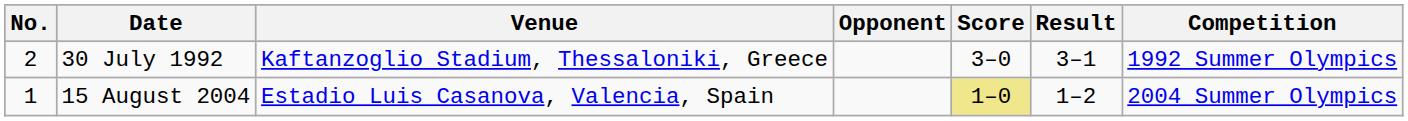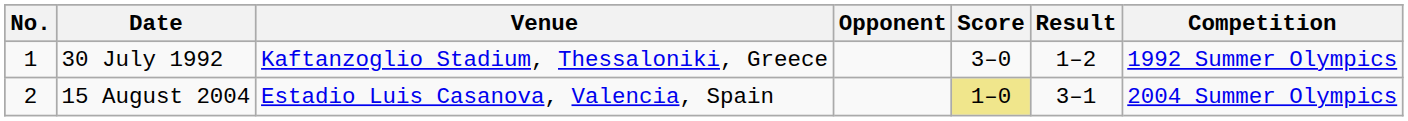(30, 60) 2 -> (30, 60) 1
(1076, 60) 3–1 -> (1076, 60) 1–2
(30, 97) 1 -> (30, 97) 2
(1076, 97) 1–2 -> (1076, 97) 3–1
